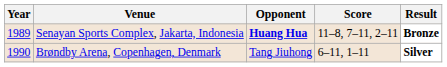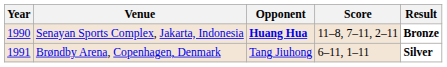(19, 33) 1989 -> (19, 33) 1990
(19, 52) 1990 -> (19, 52) 1991
